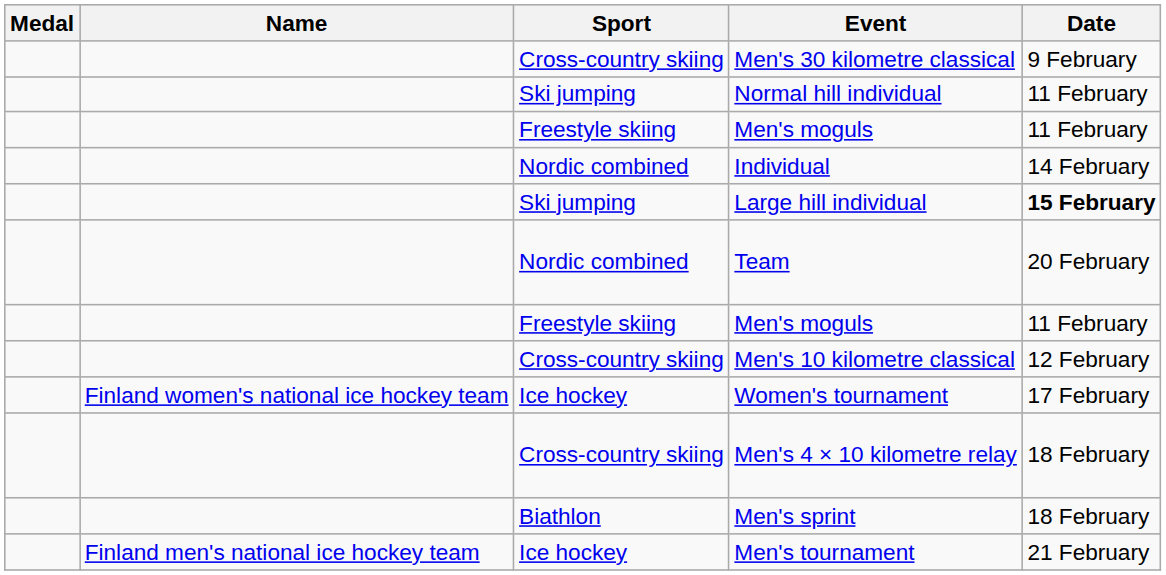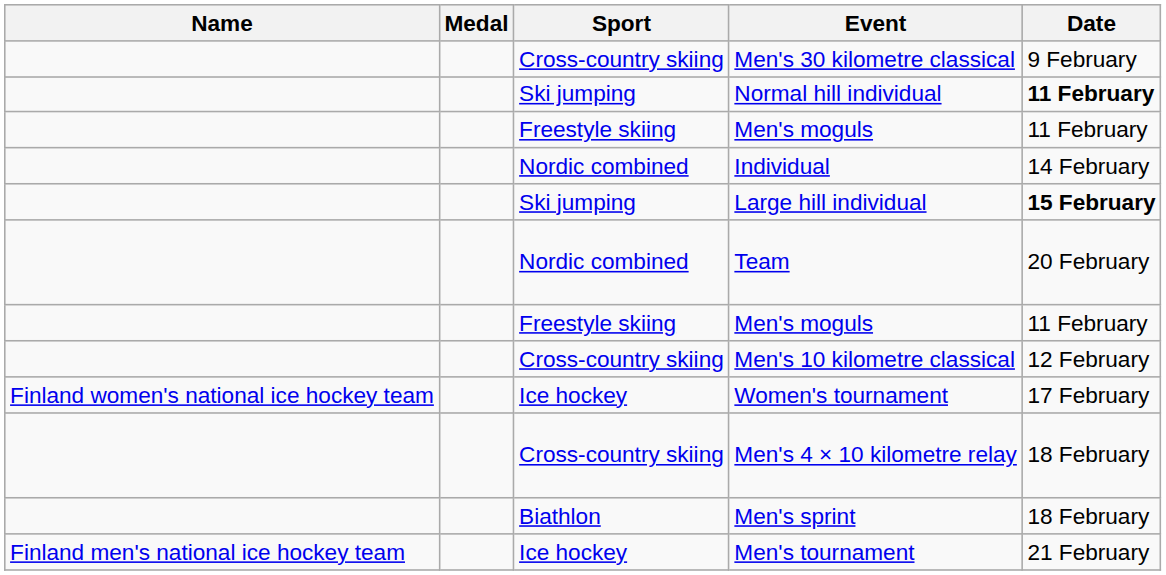columns swapped: (42, 23) <-> (297, 23)
(1088, 94) normal -> (1091, 94) bold
